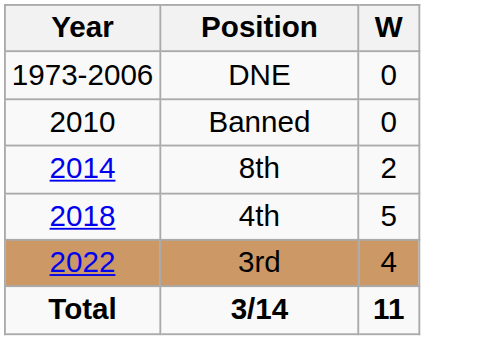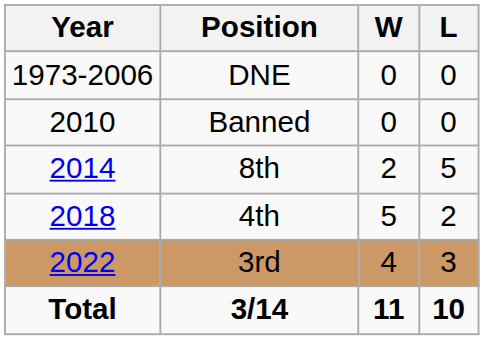+ column: (449, 27)
